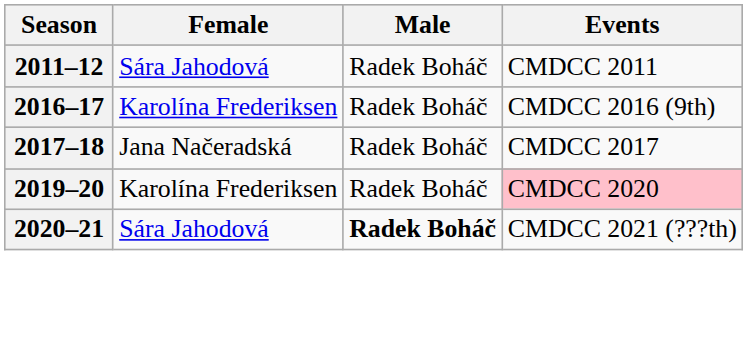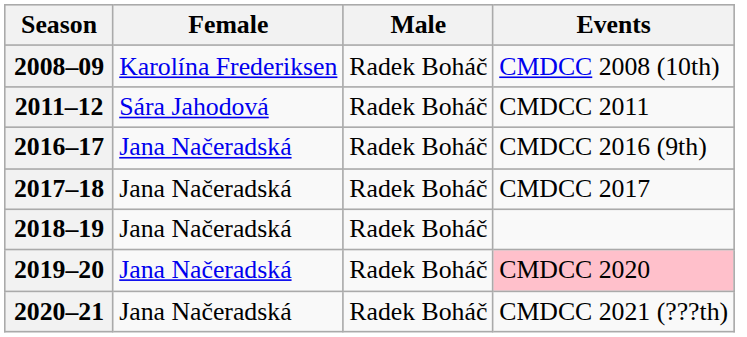+ row: (59, 65)
(228, 106) Karolína Frederiksen -> (205, 147) Jana Načeradská
+ row: (59, 229)
(228, 188) Karolína Frederiksen -> (205, 270) Jana Načeradská
(194, 229) Sára Jahodová -> (205, 310) Jana Načeradská
(423, 229) bold -> (418, 310) normal
